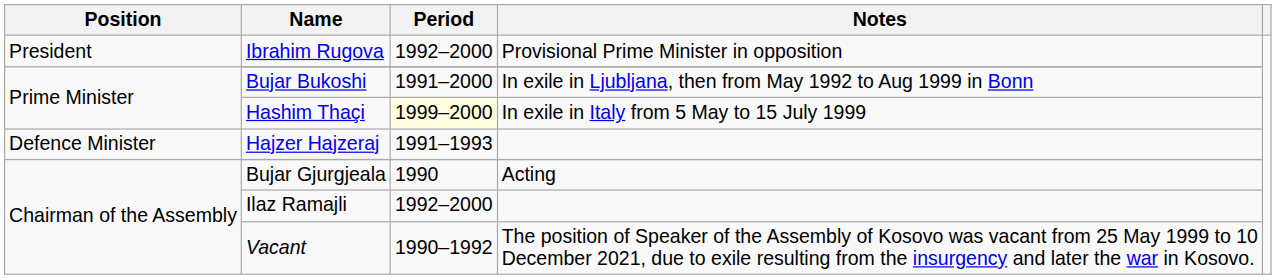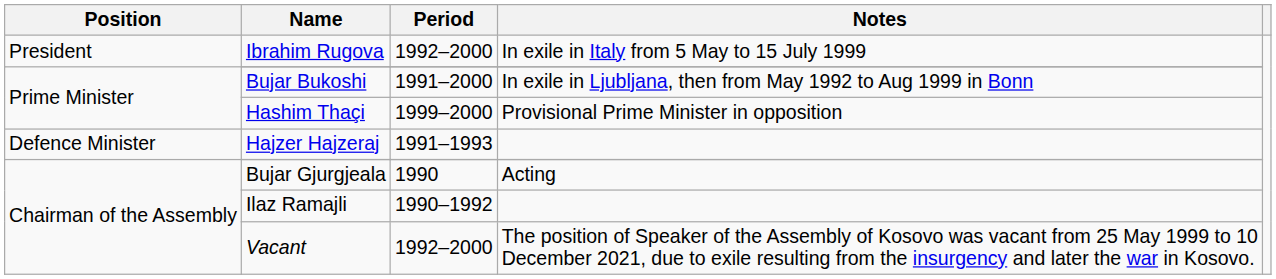(672, 50) Provisional Prime Minister in opposition -> (684, 50) In exile in Italy from 5 May to 15 July 1999
(444, 112) lightyellow background -> (444, 112) no background
(684, 112) In exile in Italy from 5 May to 15 July 1999 -> (672, 112) Provisional Prime Minister in opposition
(444, 205) 1992–2000 -> (444, 205) 1990–1992
(444, 247) 1990–1992 -> (444, 247) 1992–2000
